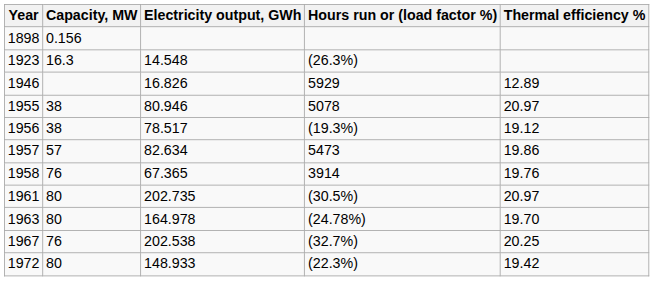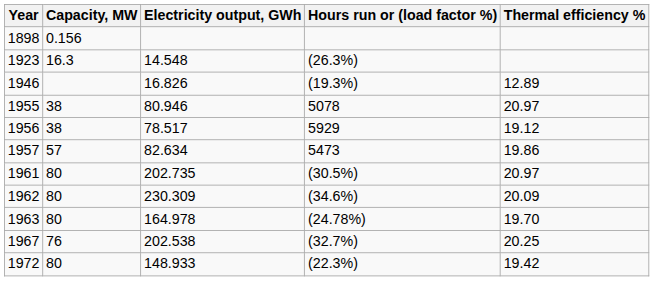(324, 83) 5929 -> (333, 83) (19.3%)
(333, 128) (19.3%) -> (324, 128) 5929
- row: (24, 173)
+ row: (24, 196)
